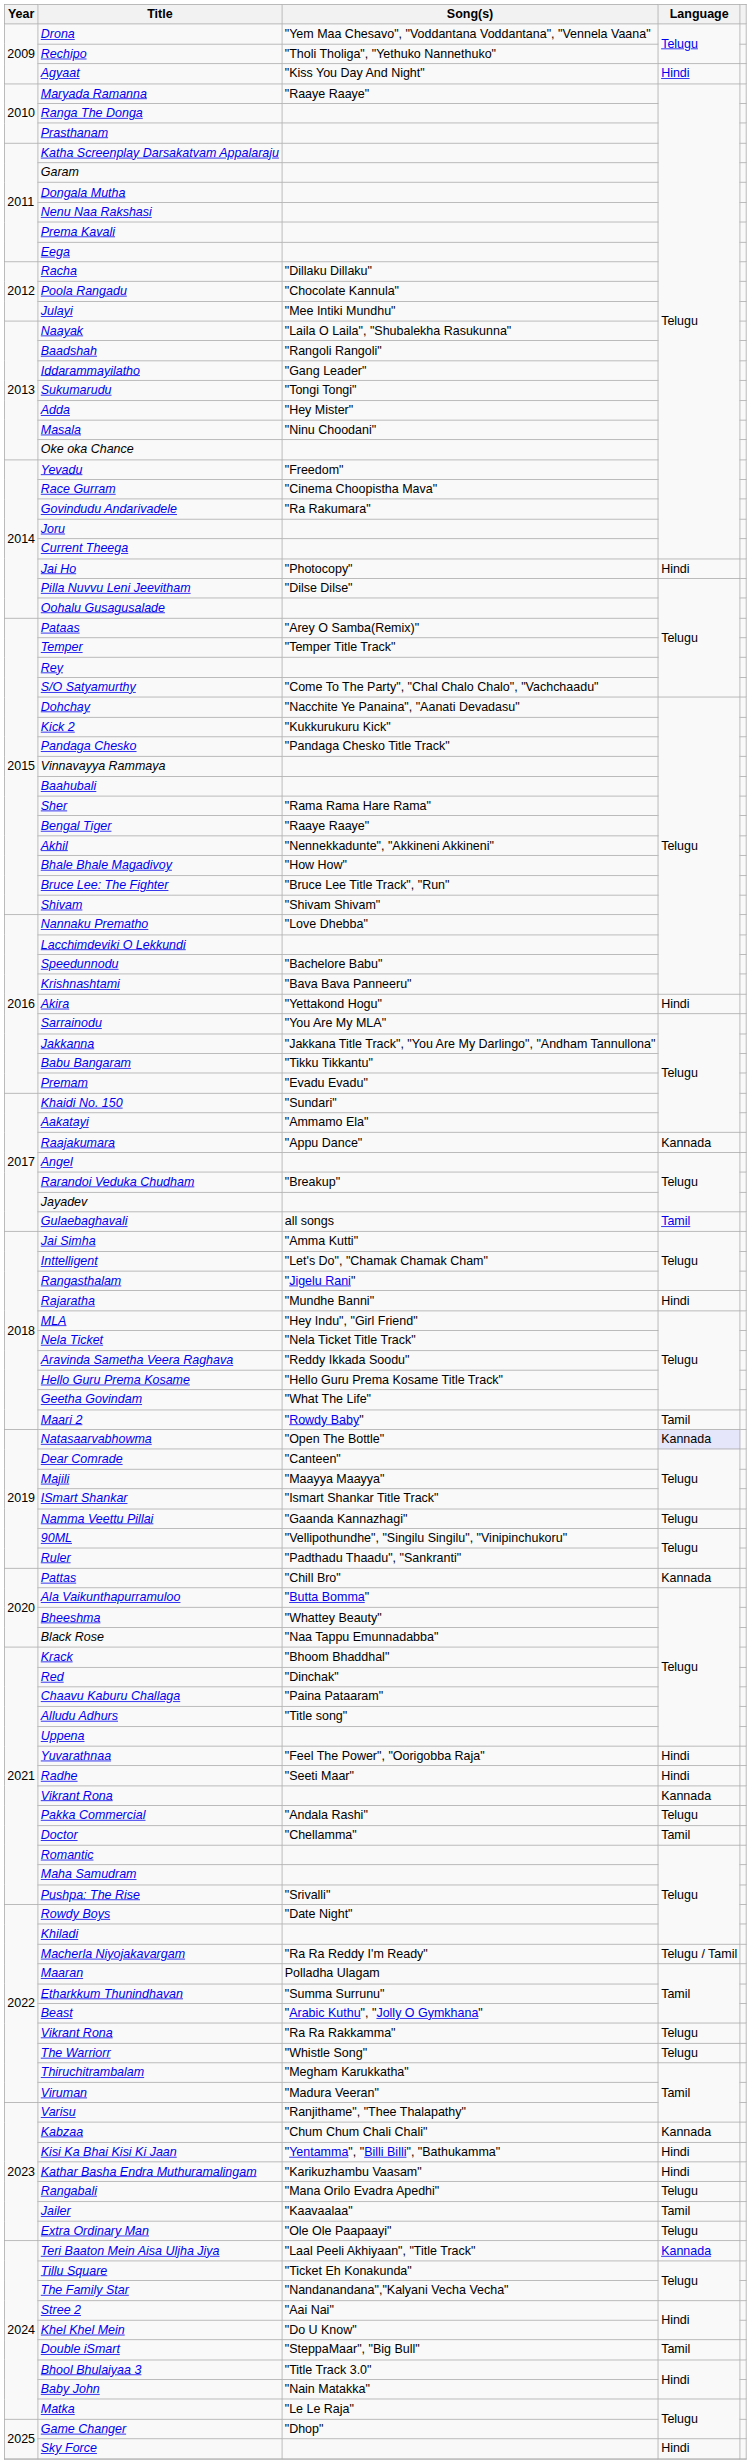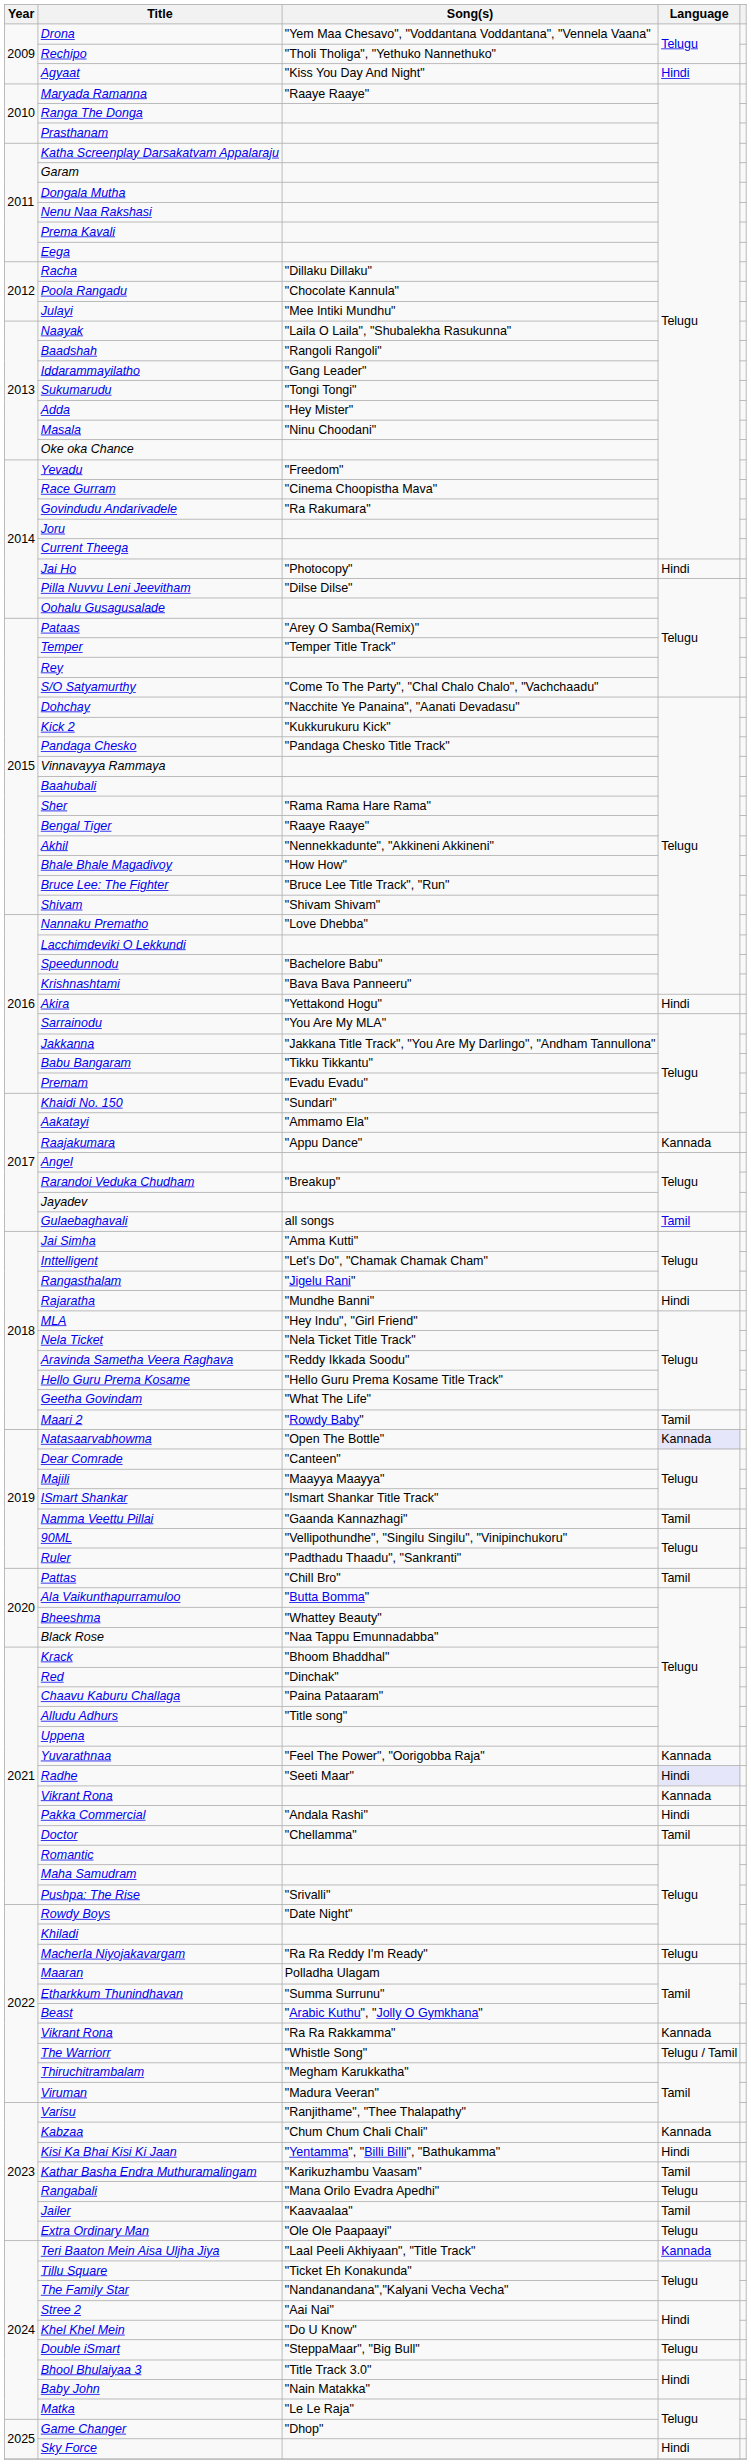(680, 1518) Telugu -> (676, 1518) Tamil
(686, 1578) Kannada -> (676, 1578) Tamil
(675, 1756) Hindi -> (686, 1756) Kannada
(675, 1775) no background -> (675, 1775) lavender background
(680, 1815) Telugu -> (675, 1815) Hindi
(699, 1954) Telugu / Tamil -> (680, 1954) Telugu
(680, 2033) Telugu -> (686, 2033) Kannada
(680, 2053) Telugu -> (699, 2053) Telugu / Tamil
(675, 2171) Hindi -> (676, 2171) Tamil
(676, 2349) Tamil -> (680, 2349) Telugu
